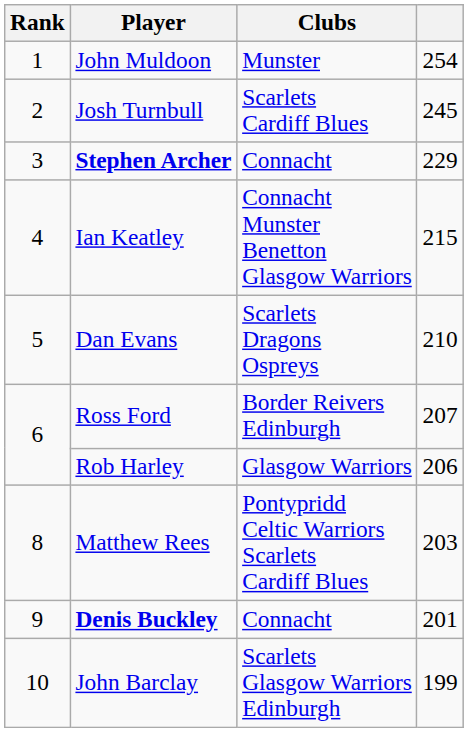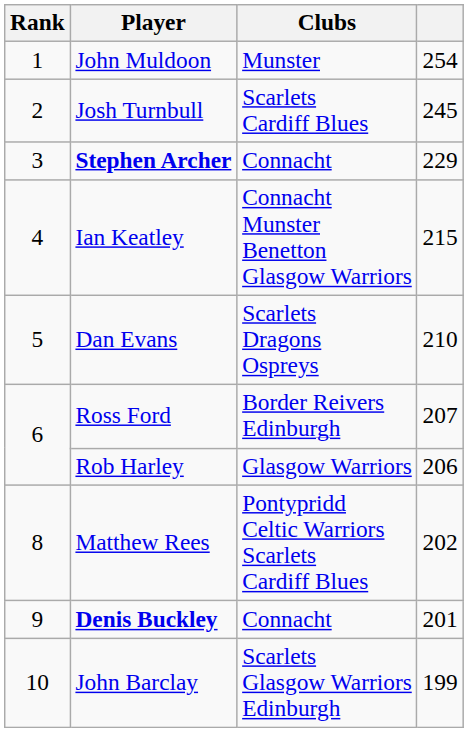(440, 542) 203 -> (440, 542) 202
